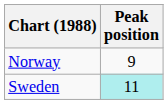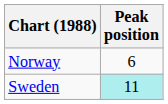(131, 61) 9 -> (131, 61) 6
